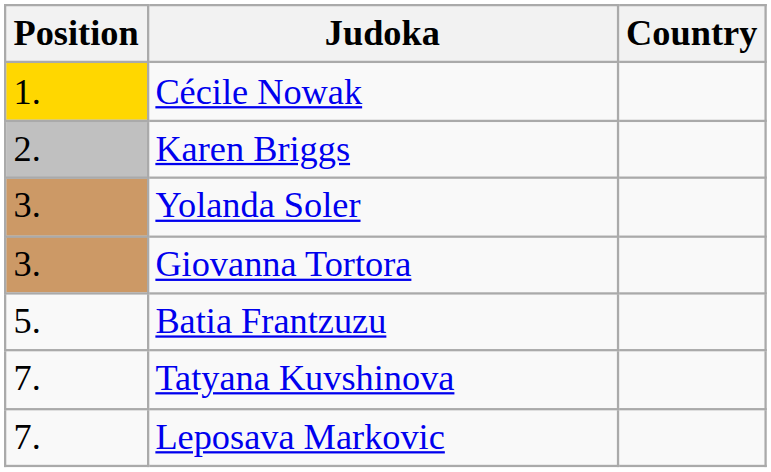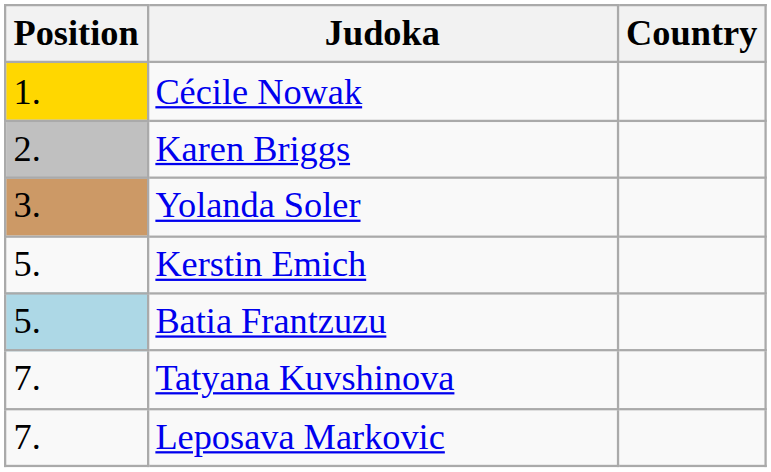- row: (283, 263)
+ row: (261, 263)
(27, 321) no background -> (27, 321) lightblue background
